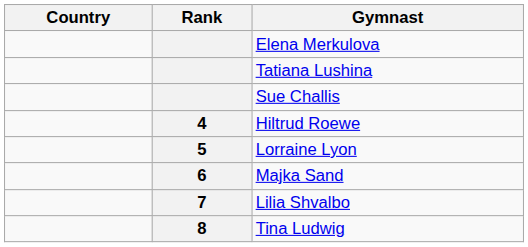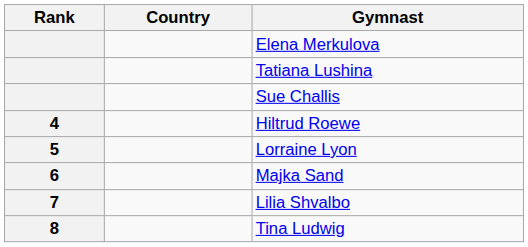columns swapped: (202, 17) <-> (78, 17)
